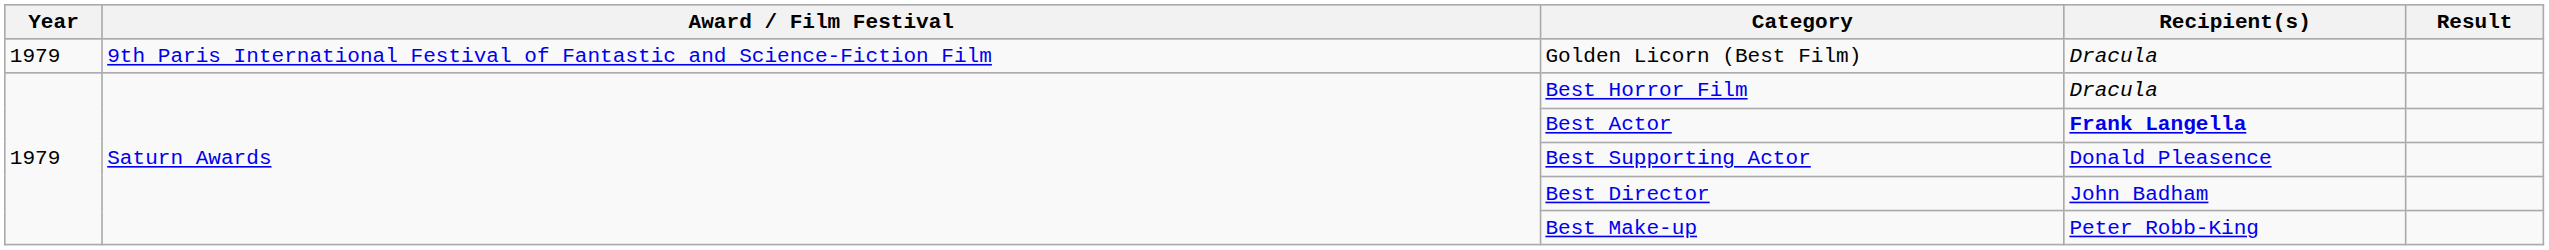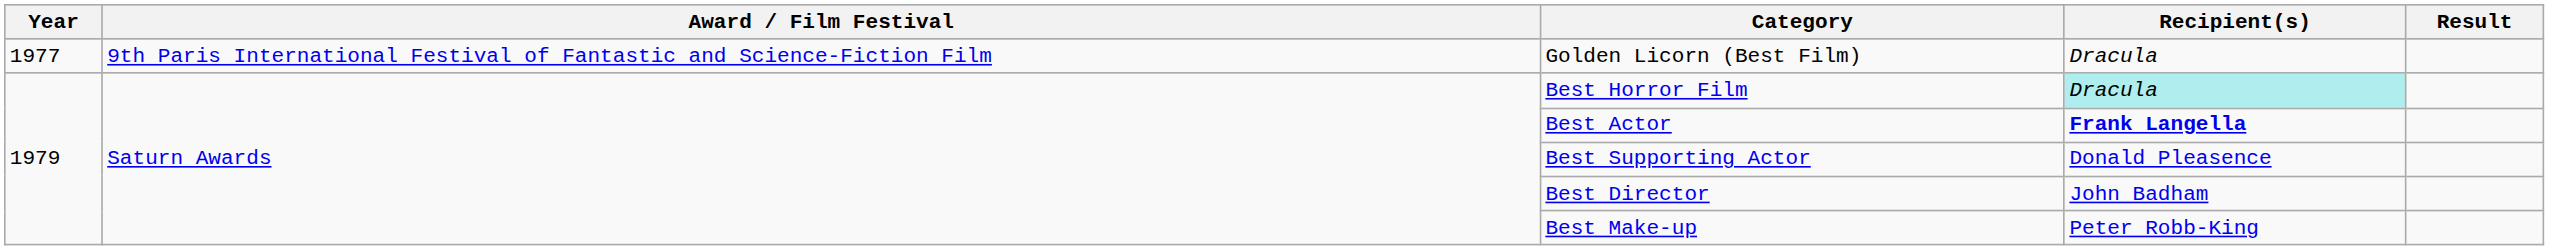(35, 56) 1979 -> (35, 56) 1977
(2114, 91) no background -> (2114, 91) paleturquoise background
